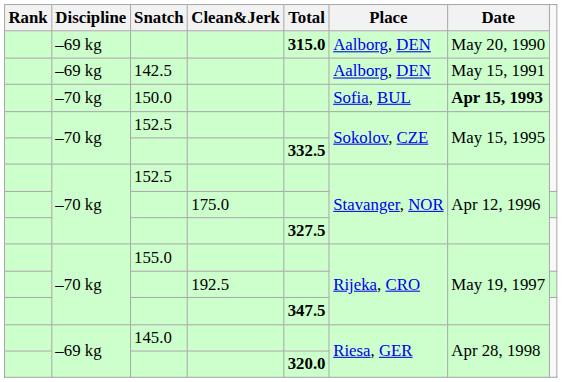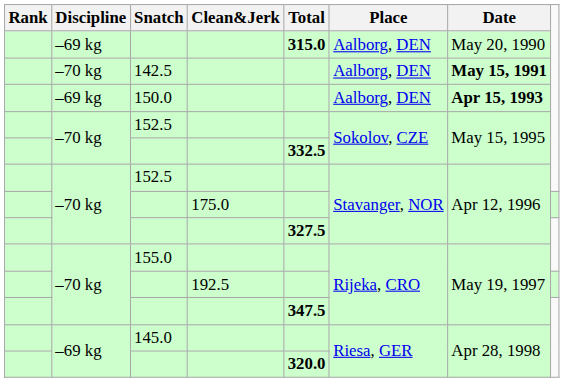(78, 71) –69 kg -> (78, 71) –70 kg
(498, 71) normal -> (499, 71) bold
(78, 97) –70 kg -> (78, 97) –69 kg
(372, 97) Sofia, BUL -> (382, 97) Aalborg, DEN
